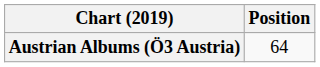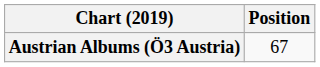(279, 47) 64 -> (279, 47) 67
